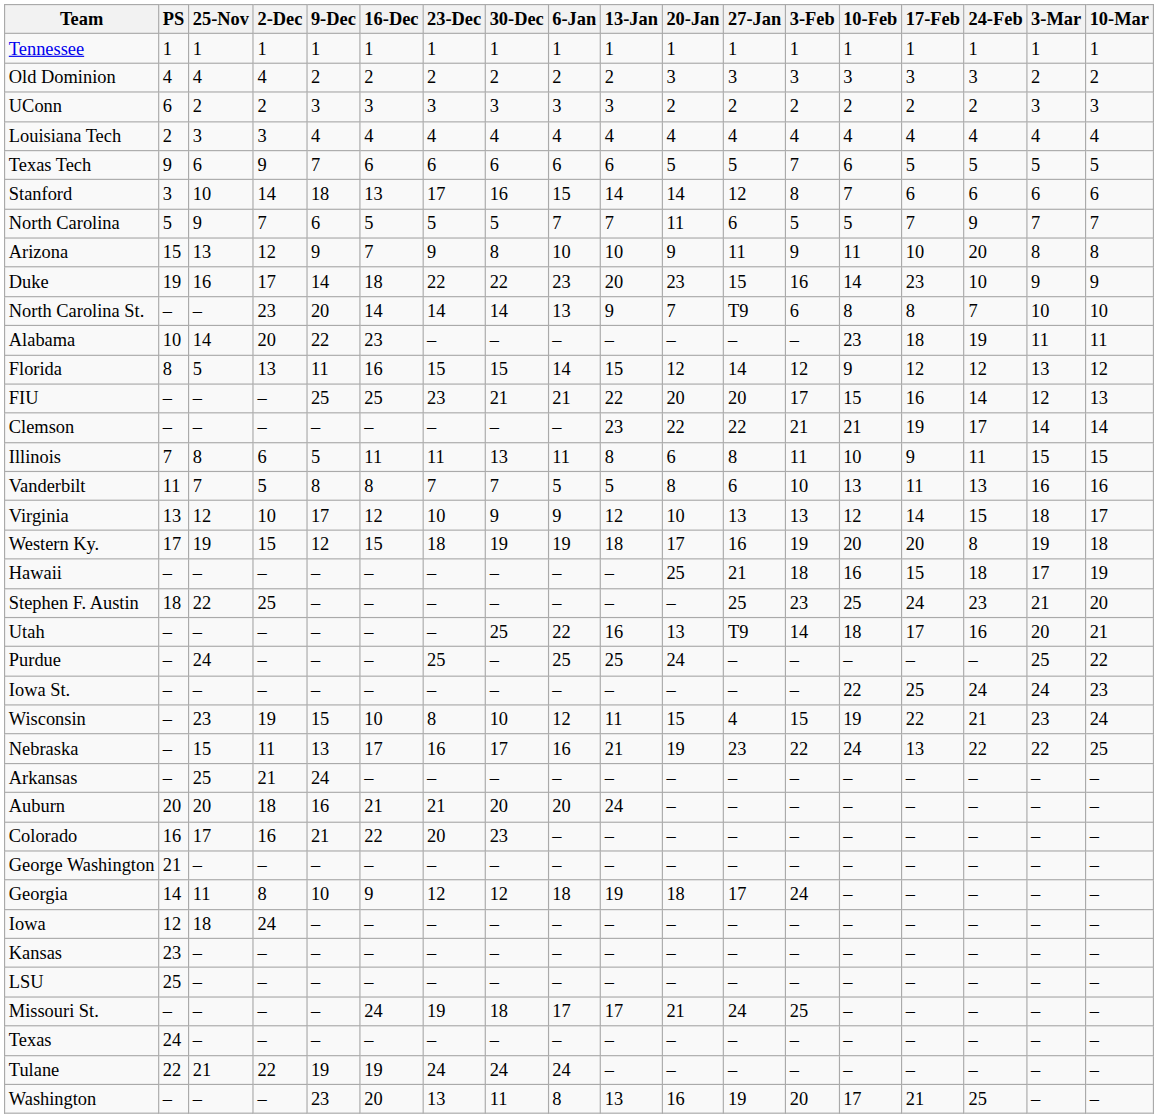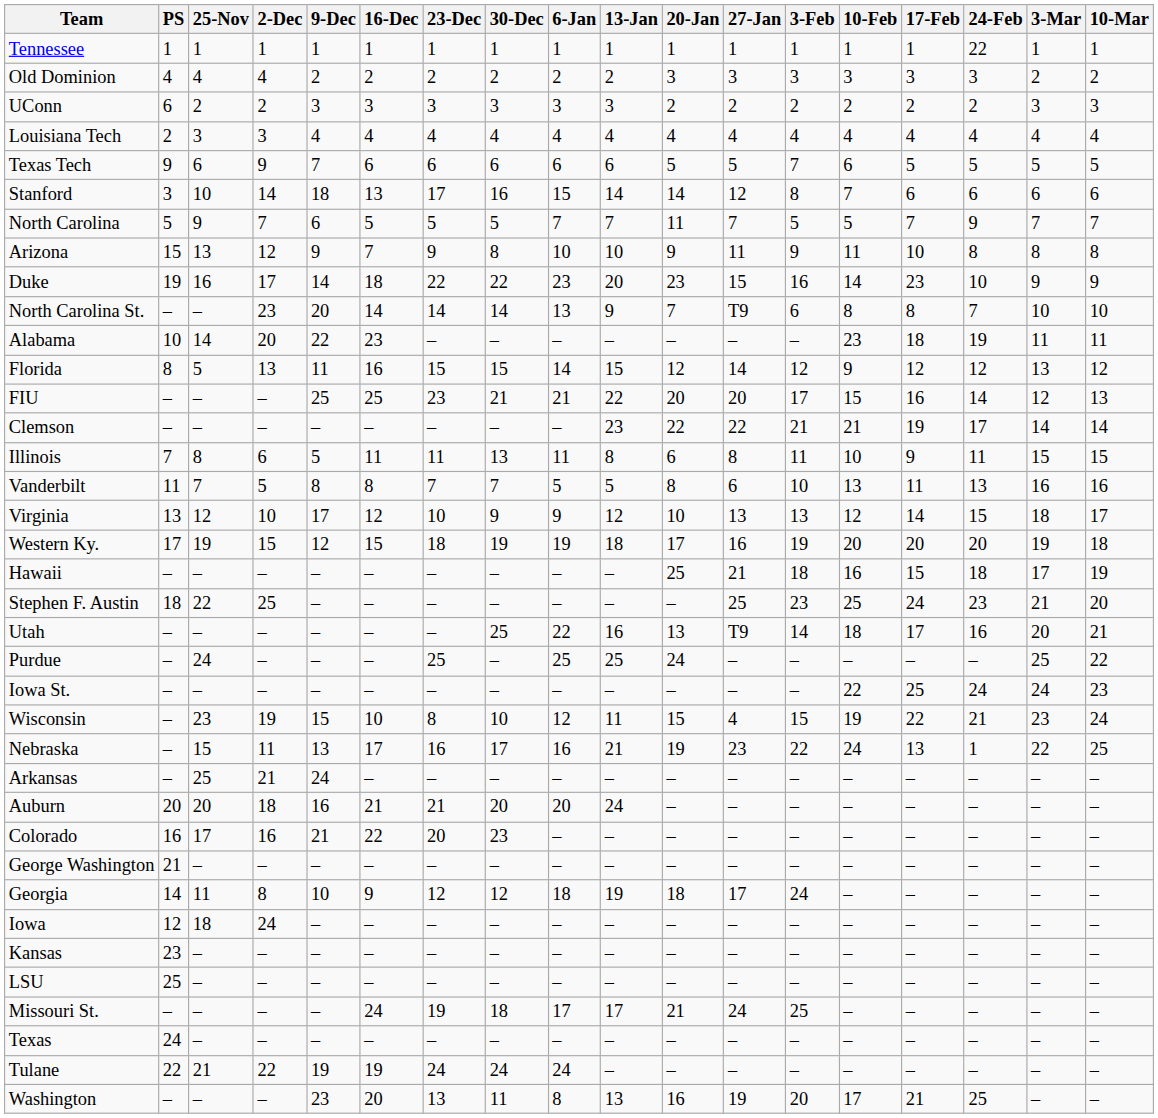(973, 48) 1 -> (978, 48) 22
(733, 223) 6 -> (733, 223) 7
(978, 252) 20 -> (973, 252) 8
(973, 544) 8 -> (978, 544) 20
(978, 748) 22 -> (973, 748) 1
